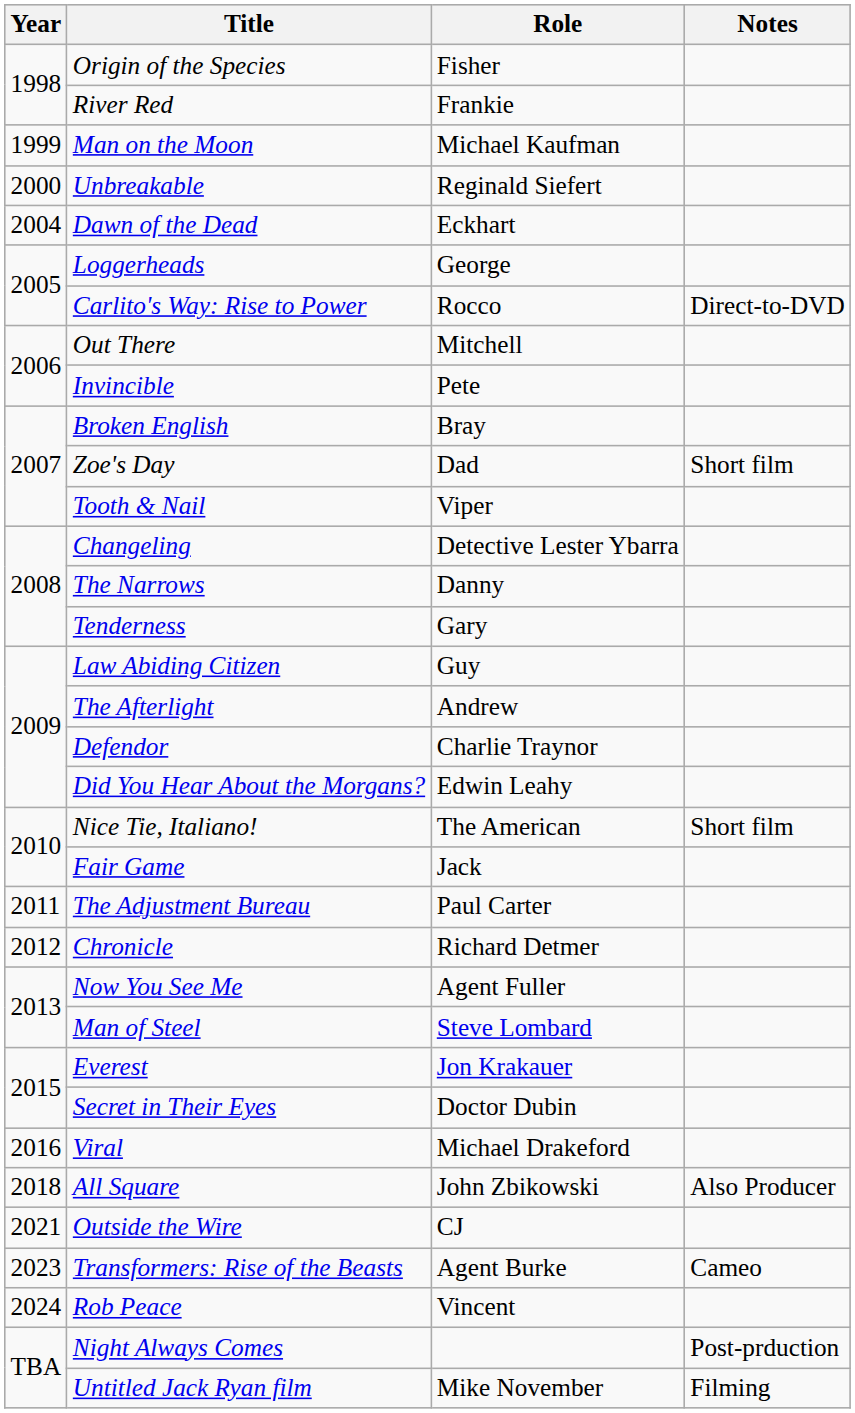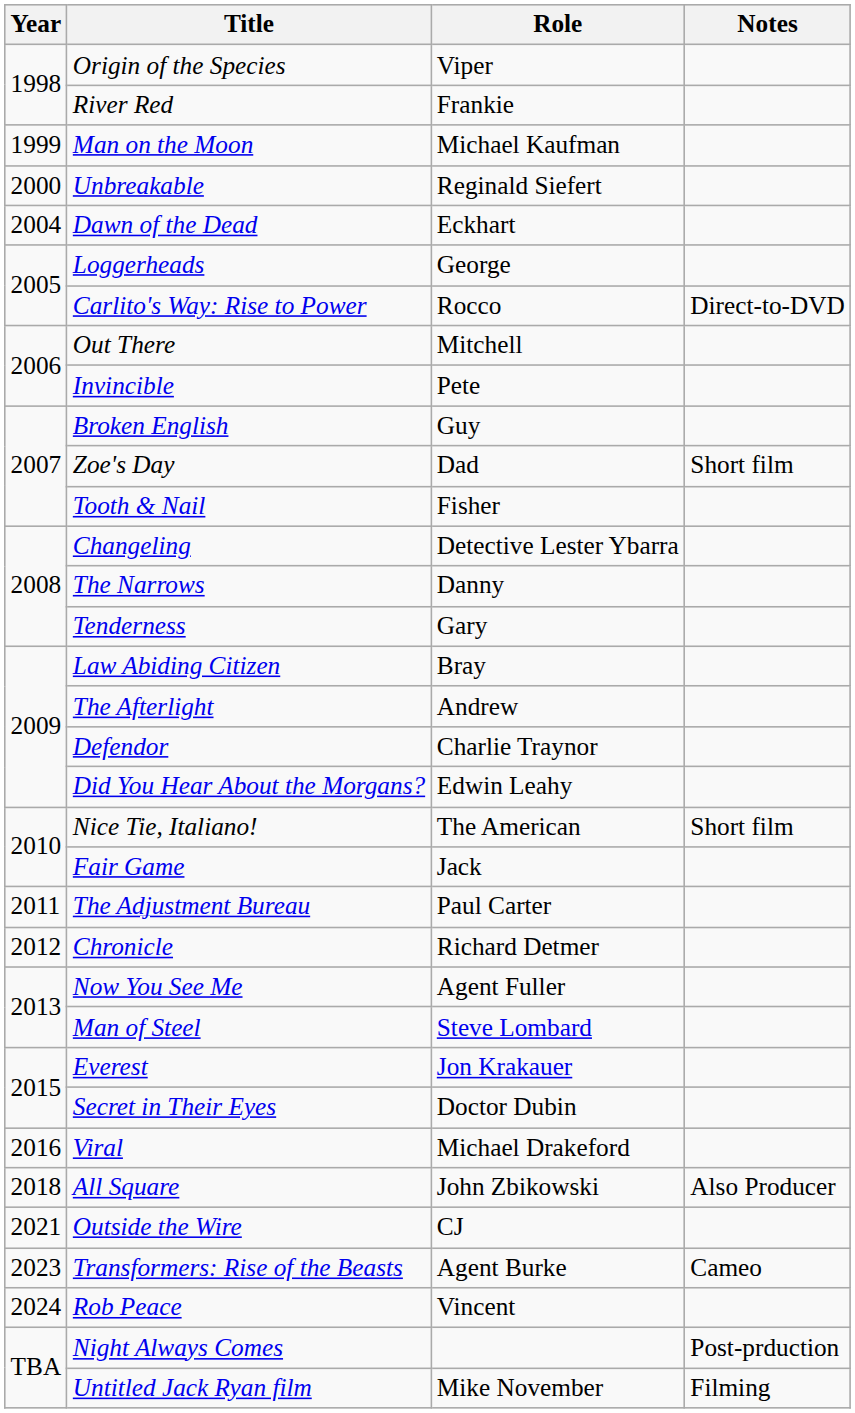(468, 64) Fisher -> (465, 64) Viper
(461, 425) Bray -> (459, 425) Guy
(465, 505) Viper -> (468, 505) Fisher
(459, 666) Guy -> (461, 666) Bray
